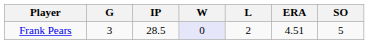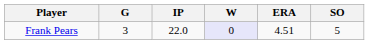- column: (248, 13)
(156, 30) 28.5 -> (178, 30) 22.0
